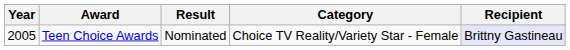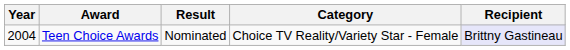(22, 35) 2005 -> (22, 35) 2004
